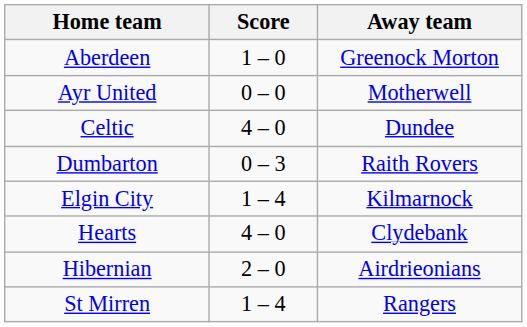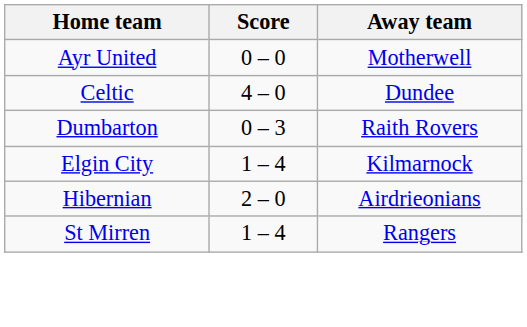- row: (107, 57)
- row: (107, 233)
